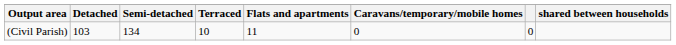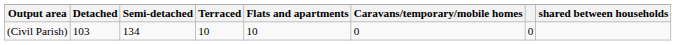(252, 31) 11 -> (252, 31) 10
